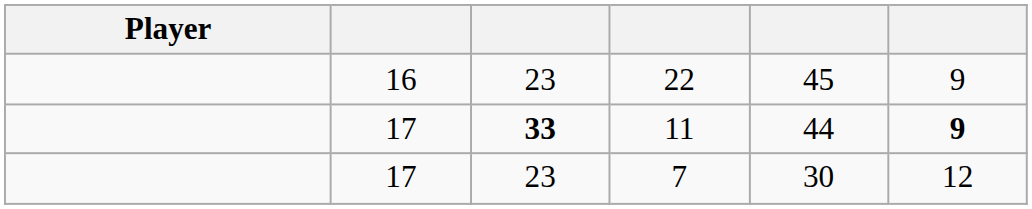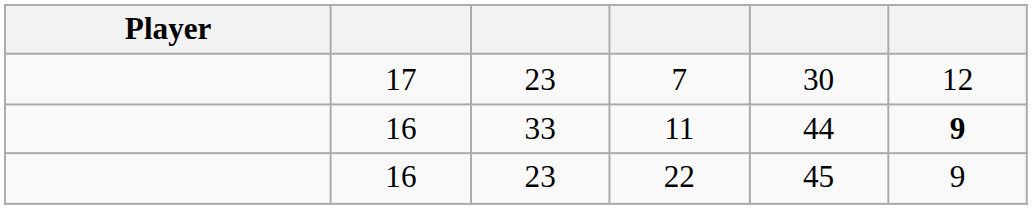rows swapped: (679, 78) <-> (679, 177)
(401, 128) 17 -> (401, 128) 16
(540, 128) bold -> (540, 128) normal
